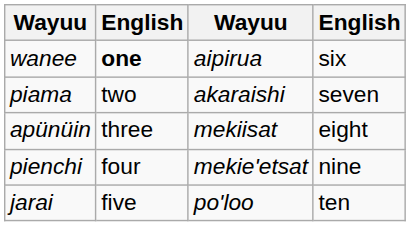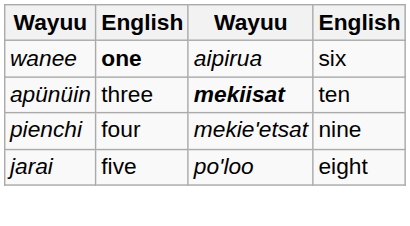- row: (41, 94)
(235, 130) normal -> (239, 94) bold
(343, 130) eight -> (334, 94) ten
(334, 202) ten -> (343, 166) eight
